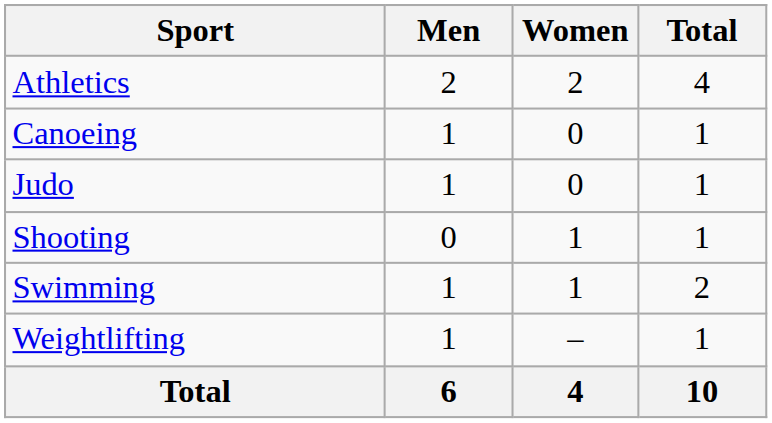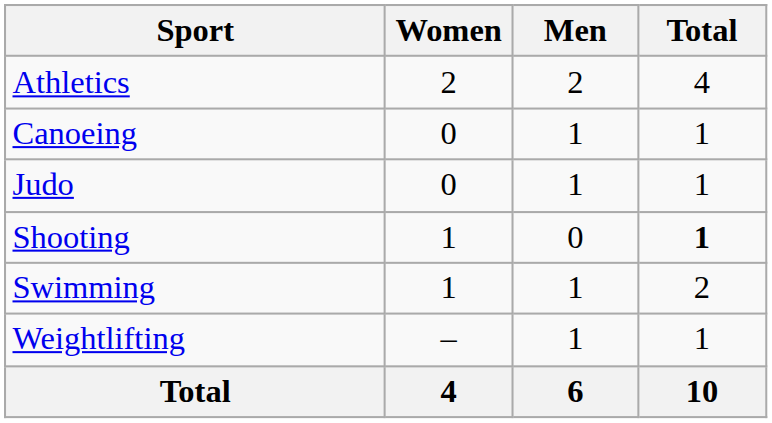columns swapped: (449, 30) <-> (575, 30)
(702, 236) normal -> (702, 236) bold
